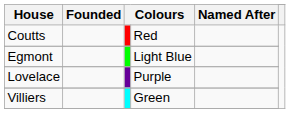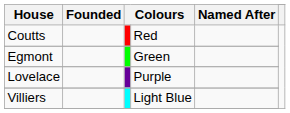(163, 56) Light Blue -> (152, 56) Green
(152, 98) Green -> (163, 98) Light Blue
